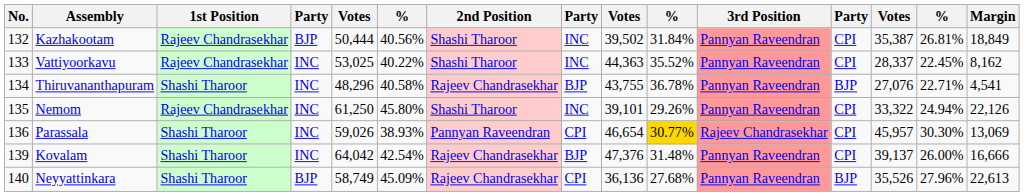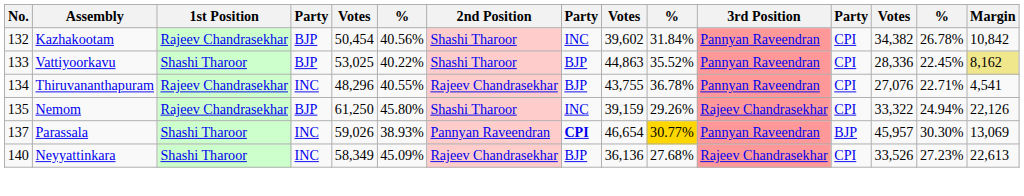(354, 39) 50,444 -> (354, 39) 50,454
(624, 39) 39,502 -> (624, 39) 39,602
(894, 39) 35,387 -> (894, 39) 34,382
(942, 39) 26.81% -> (942, 39) 26.78%
(990, 39) 18,849 -> (990, 39) 10,842
(224, 62) Rajeev Chandrasekhar -> (204, 62) Shashi Tharoor
(307, 62) INC -> (306, 62) BJP
(577, 62) INC -> (576, 62) BJP
(624, 62) 44,363 -> (624, 62) 44,863
(894, 62) 28,337 -> (894, 62) 28,336
(986, 62) no background -> (986, 62) khaki background
(204, 86) Shashi Tharoor -> (224, 86) Rajeev Chandrasekhar
(402, 86) 40.58% -> (402, 86) 40.55%
(846, 86) BJP -> (845, 86) CPI
(307, 109) INC -> (306, 109) BJP
(624, 109) 39,101 -> (624, 109) 39,159
(760, 109) Pannyan Raveendran -> (764, 109) Rajeev Chandrasekhar
(18, 132) 136 -> (18, 132) 137
(575, 132) normal -> (577, 132) bold
(764, 132) Rajeev Chandrasekhar -> (760, 132) Pannyan Raveendran
(845, 132) CPI -> (846, 132) BJP
- row: (61, 156)
(306, 179) BJP -> (307, 156) INC
(354, 179) 58,749 -> (354, 156) 58,349
(575, 179) CPI -> (576, 156) BJP
(760, 179) Pannyan Raveendran -> (764, 156) Rajeev Chandrasekhar
(846, 179) BJP -> (845, 156) CPI
(894, 179) 35,526 -> (894, 156) 33,526
(942, 179) 27.96% -> (942, 156) 27.23%
